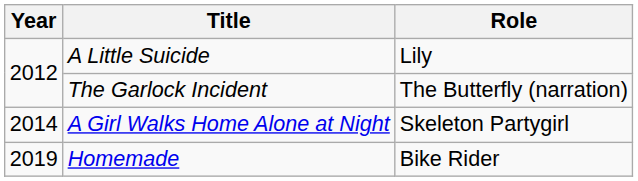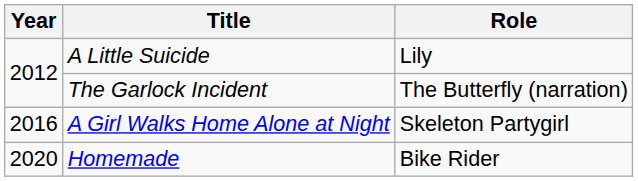(34, 124) 2014 -> (34, 124) 2016
(34, 158) 2019 -> (34, 158) 2020
